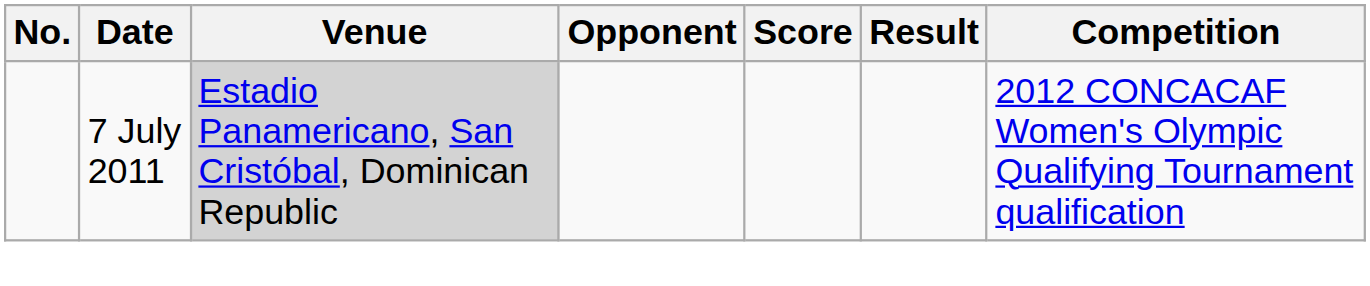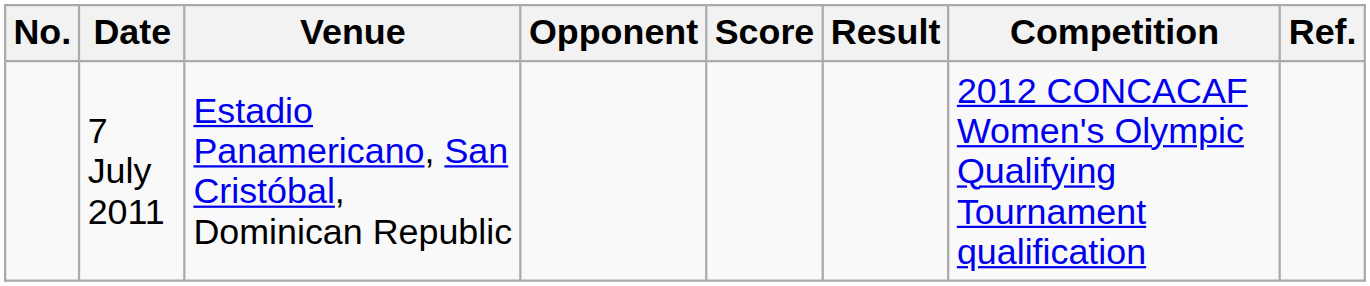+ column: (1323, 32)
(364, 150) lightgrey background -> (353, 170) no background
